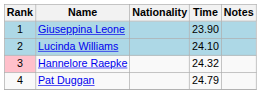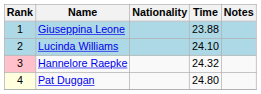(205, 30) 23.90 -> (205, 30) 23.88
(20, 81) no background -> (20, 81) lightyellow background
(205, 81) 24.79 -> (205, 81) 24.80
